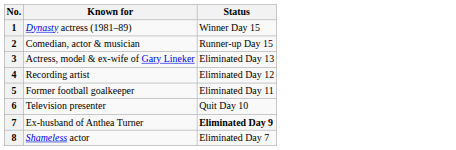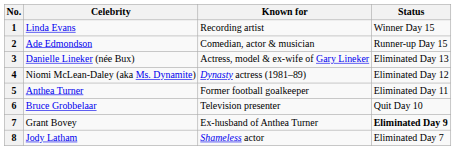+ column: (111, 12)
(79, 28) Dynasty actress (1981–89) -> (232, 28) Recording artist
(58, 75) Recording artist -> (253, 75) Dynasty actress (1981–89)
